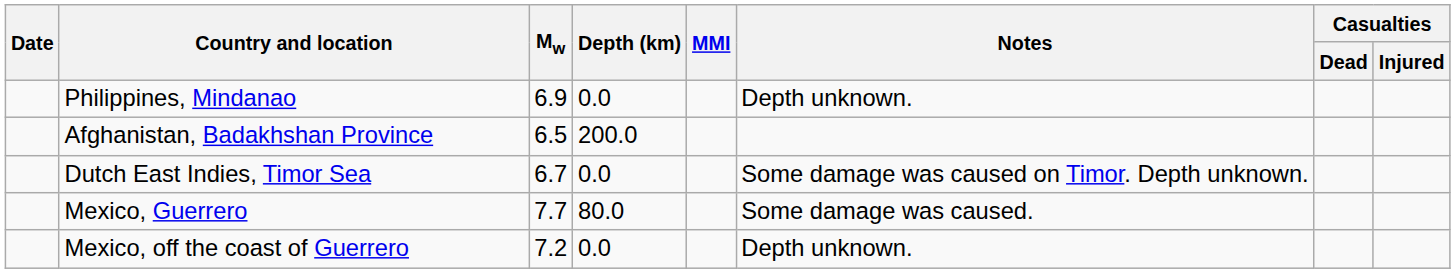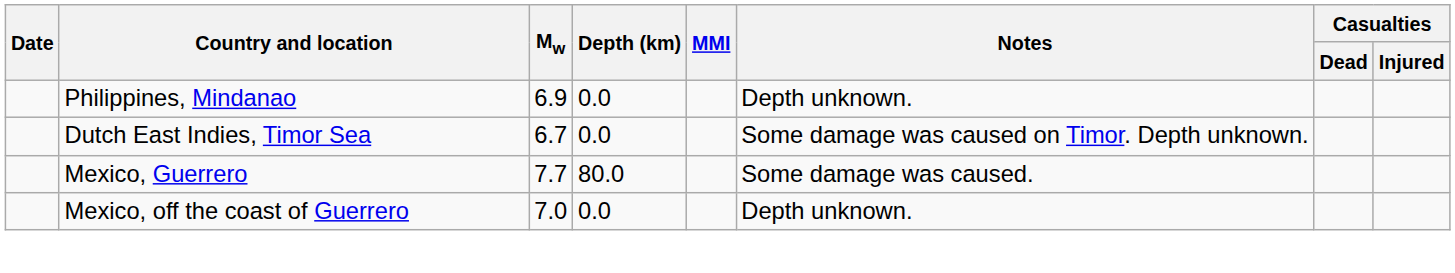- row: (249, 135)
(551, 248) 7.2 -> (551, 211) 7.0
